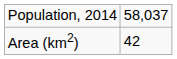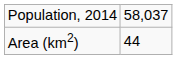(132, 41) 42 -> (132, 41) 44
